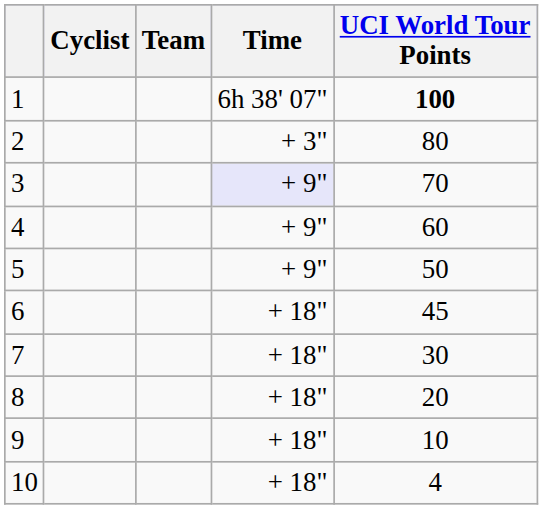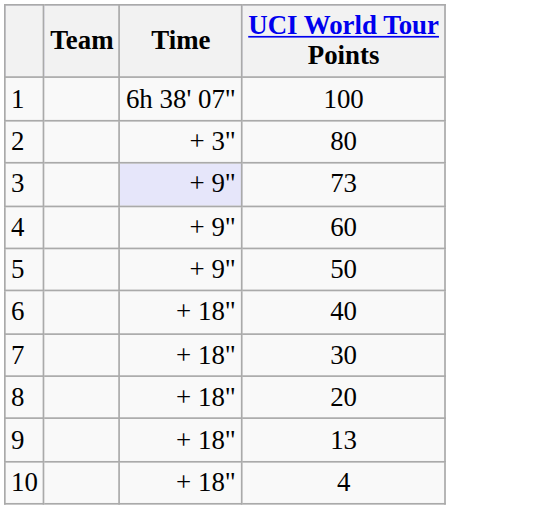- column: (90, 40)
(435, 98) bold -> (344, 98) normal
(435, 183) 70 -> (344, 183) 73
(435, 311) 45 -> (344, 311) 40
(435, 439) 10 -> (344, 439) 13
